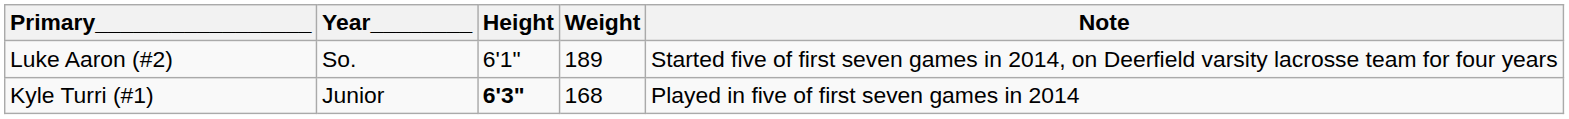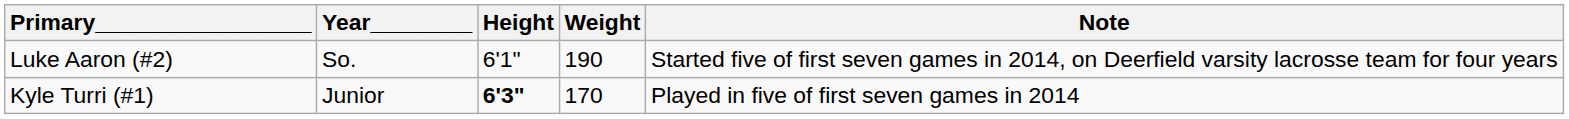(584, 58) 189 -> (584, 58) 190
(584, 95) 168 -> (584, 95) 170
